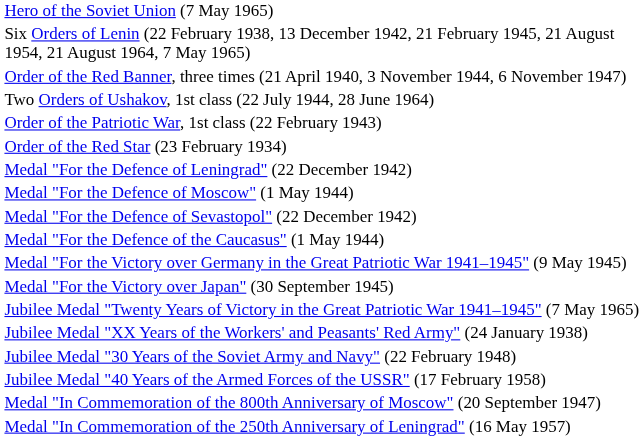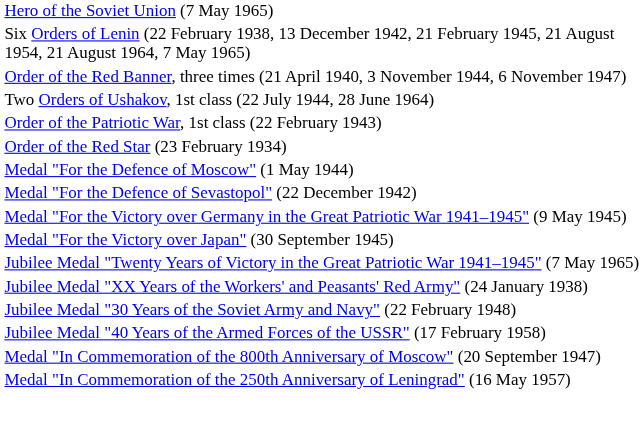- row: (208, 169)
- row: (194, 239)
